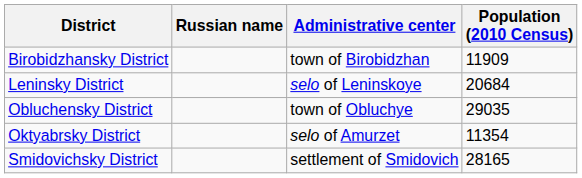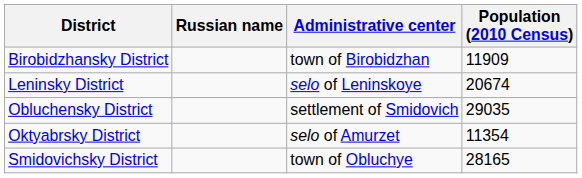(488, 85) 20684 -> (488, 85) 20674
(352, 110) town of Obluchye -> (374, 110) settlement of Smidovich
(374, 160) settlement of Smidovich -> (352, 160) town of Obluchye
